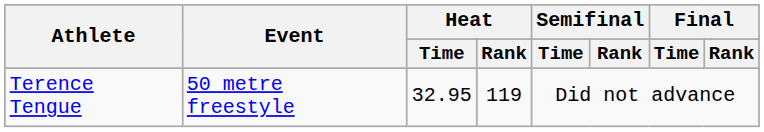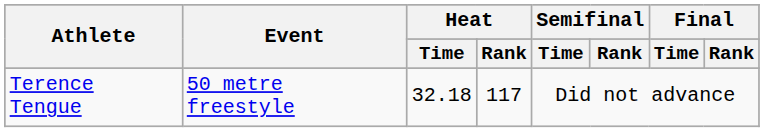(442, 97) 32.95 -> (442, 97) 32.18
(504, 97) 119 -> (504, 97) 117
